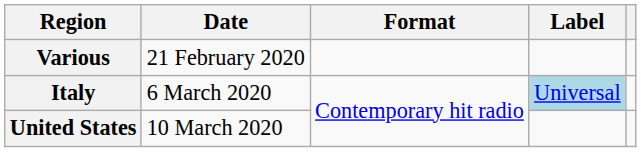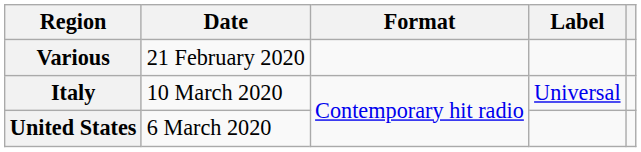(209, 92) 6 March 2020 -> (215, 92) 10 March 2020
(577, 92) lightblue background -> (577, 92) no background
(215, 127) 10 March 2020 -> (209, 127) 6 March 2020
